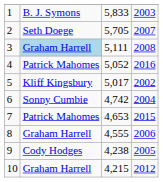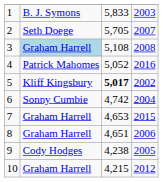(116, 47) 5,111 -> (116, 47) 5,108
(116, 82) normal -> (116, 82) bold
(61, 116) Patrick Mahomes -> (57, 116) Graham Harrell
(116, 133) 4,555 -> (116, 133) 4,651
